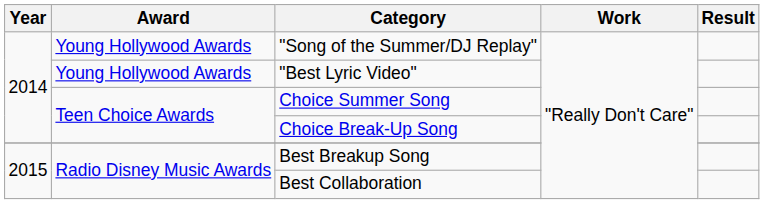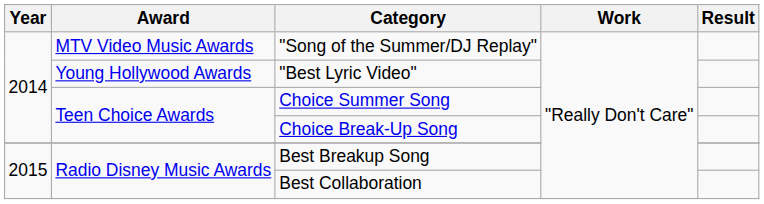(153, 45) Young Hollywood Awards -> (154, 45) MTV Video Music Awards
